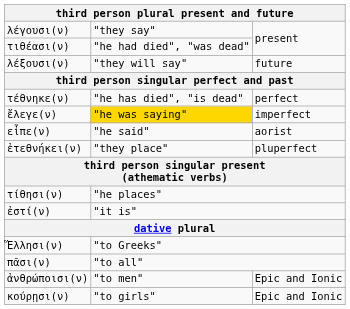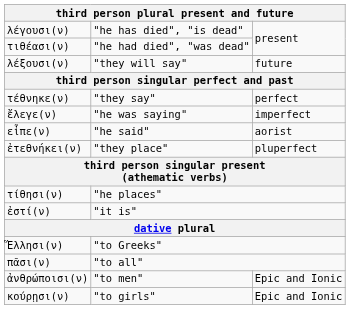(125, 30) "they say" -> (168, 30) "he has died", "is dead"
(168, 98) "he has died", "is dead" -> (125, 98) "they say"
(140, 115) gold background -> (140, 115) no background
